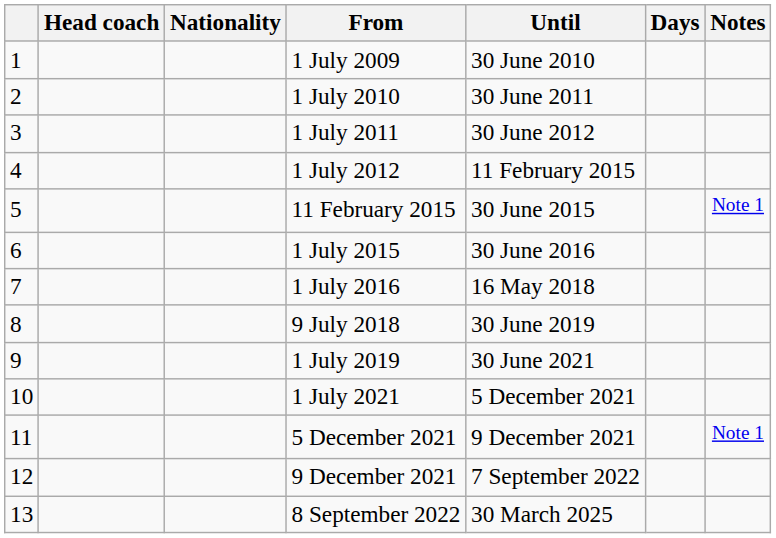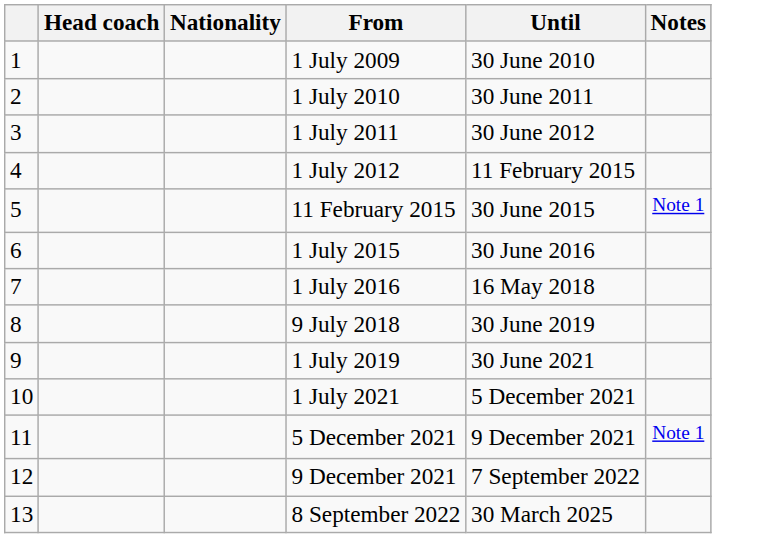- column: (675, 22)
